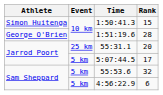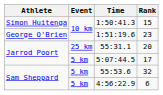(147, 34) 28 -> (147, 34) 23
